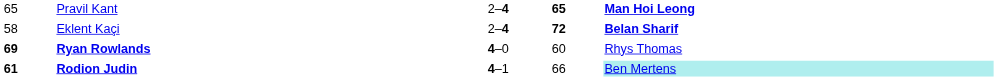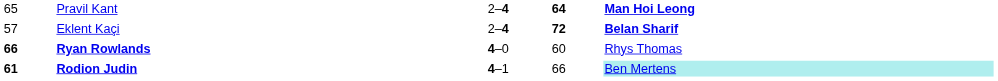(559, 9) 65 -> (559, 9) 64
(11, 29) 58 -> (11, 29) 57
(11, 48) 69 -> (11, 48) 66
